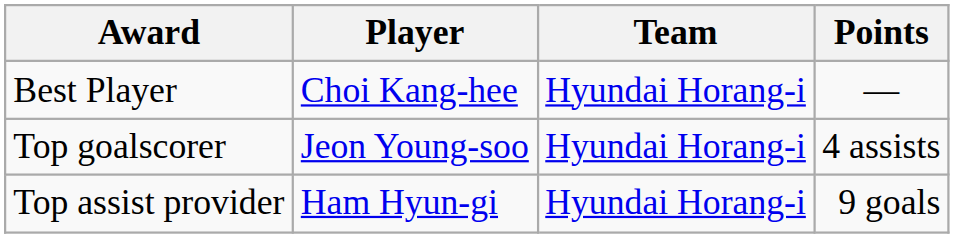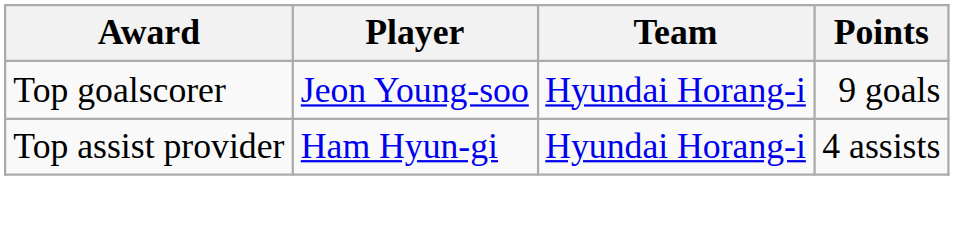- row: (95, 89)
(881, 145) 4 assists -> (889, 89) 9 goals
(889, 202) 9 goals -> (881, 145) 4 assists
